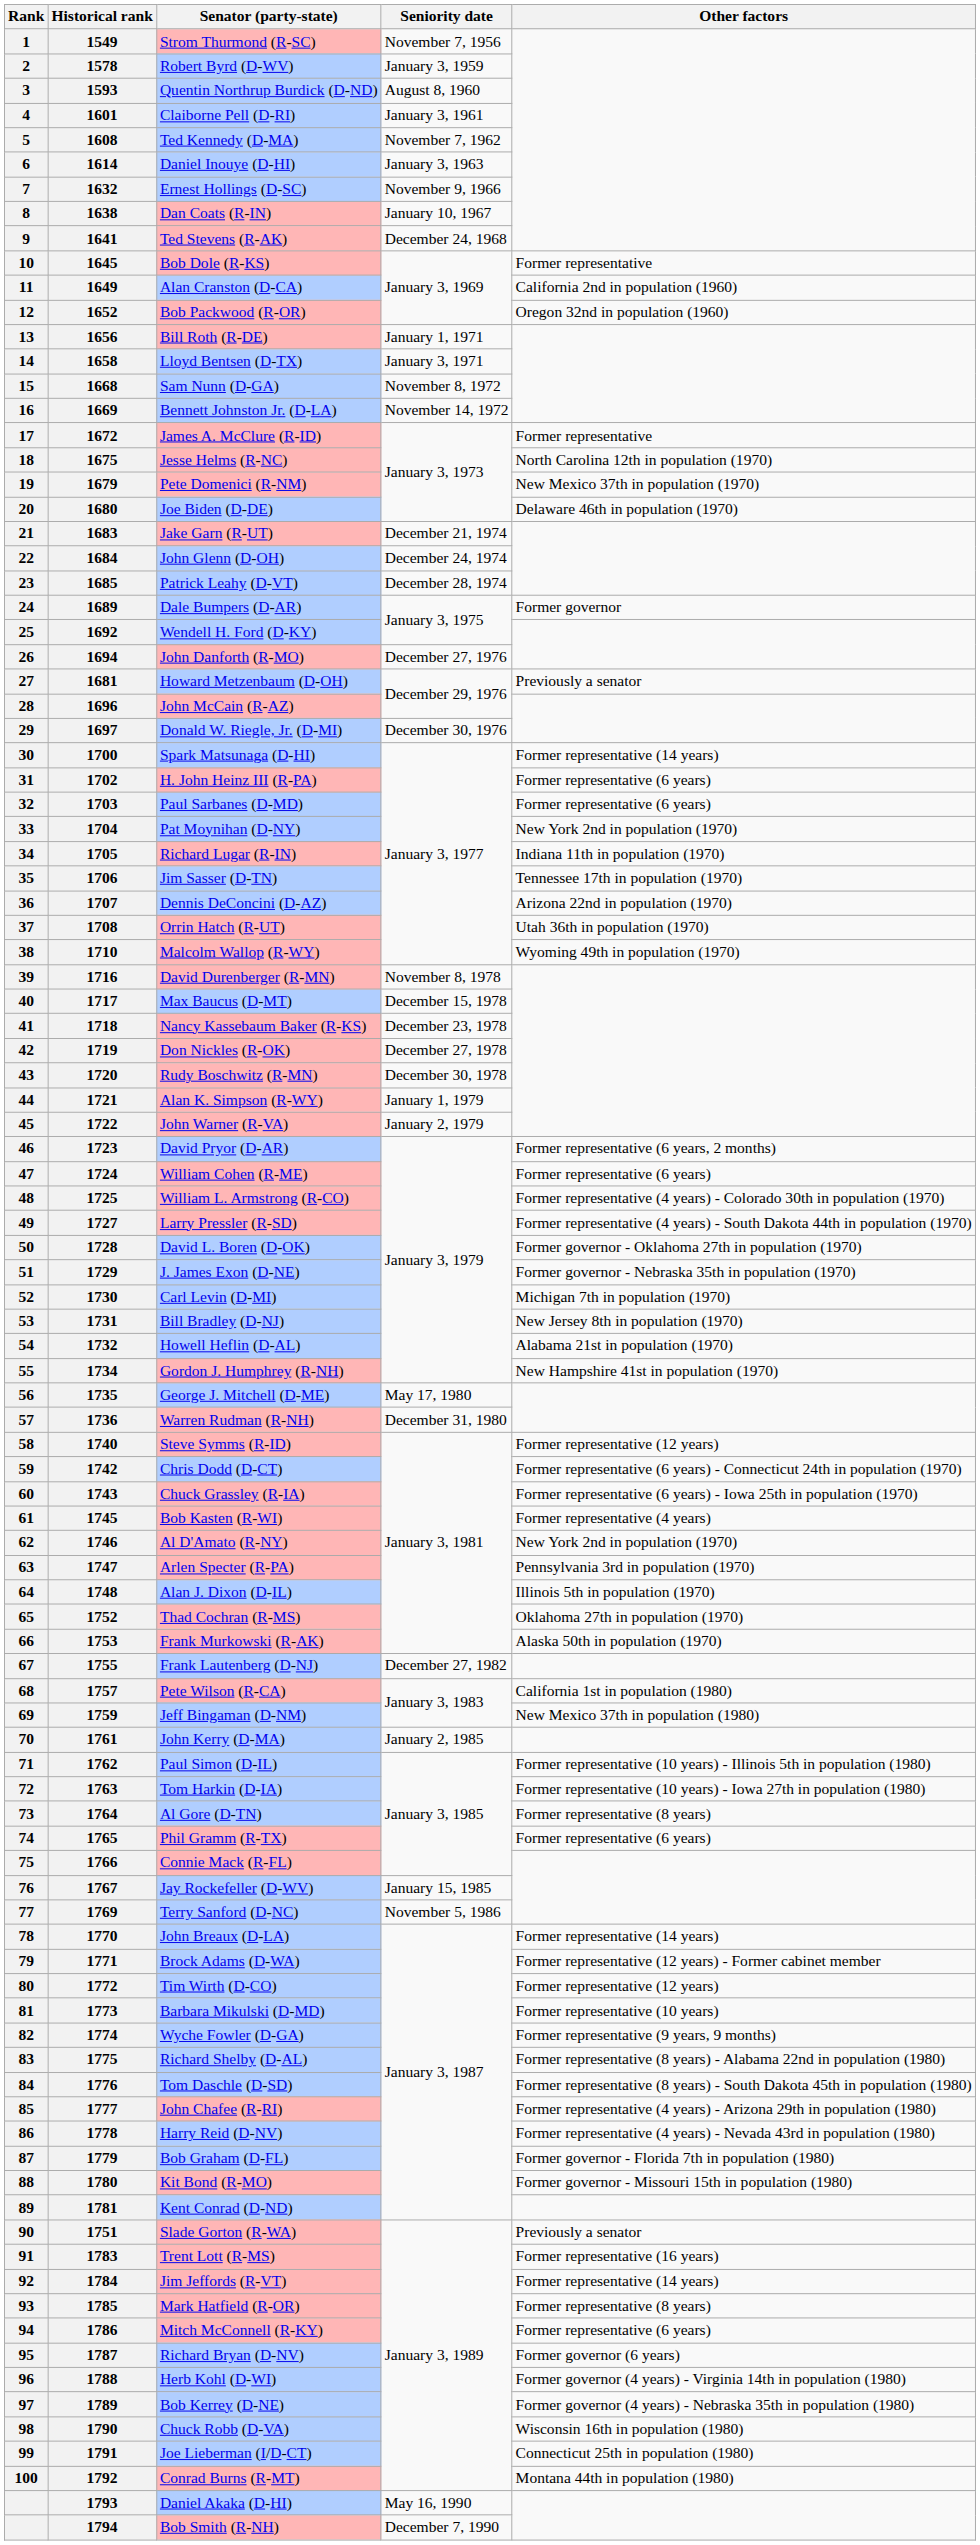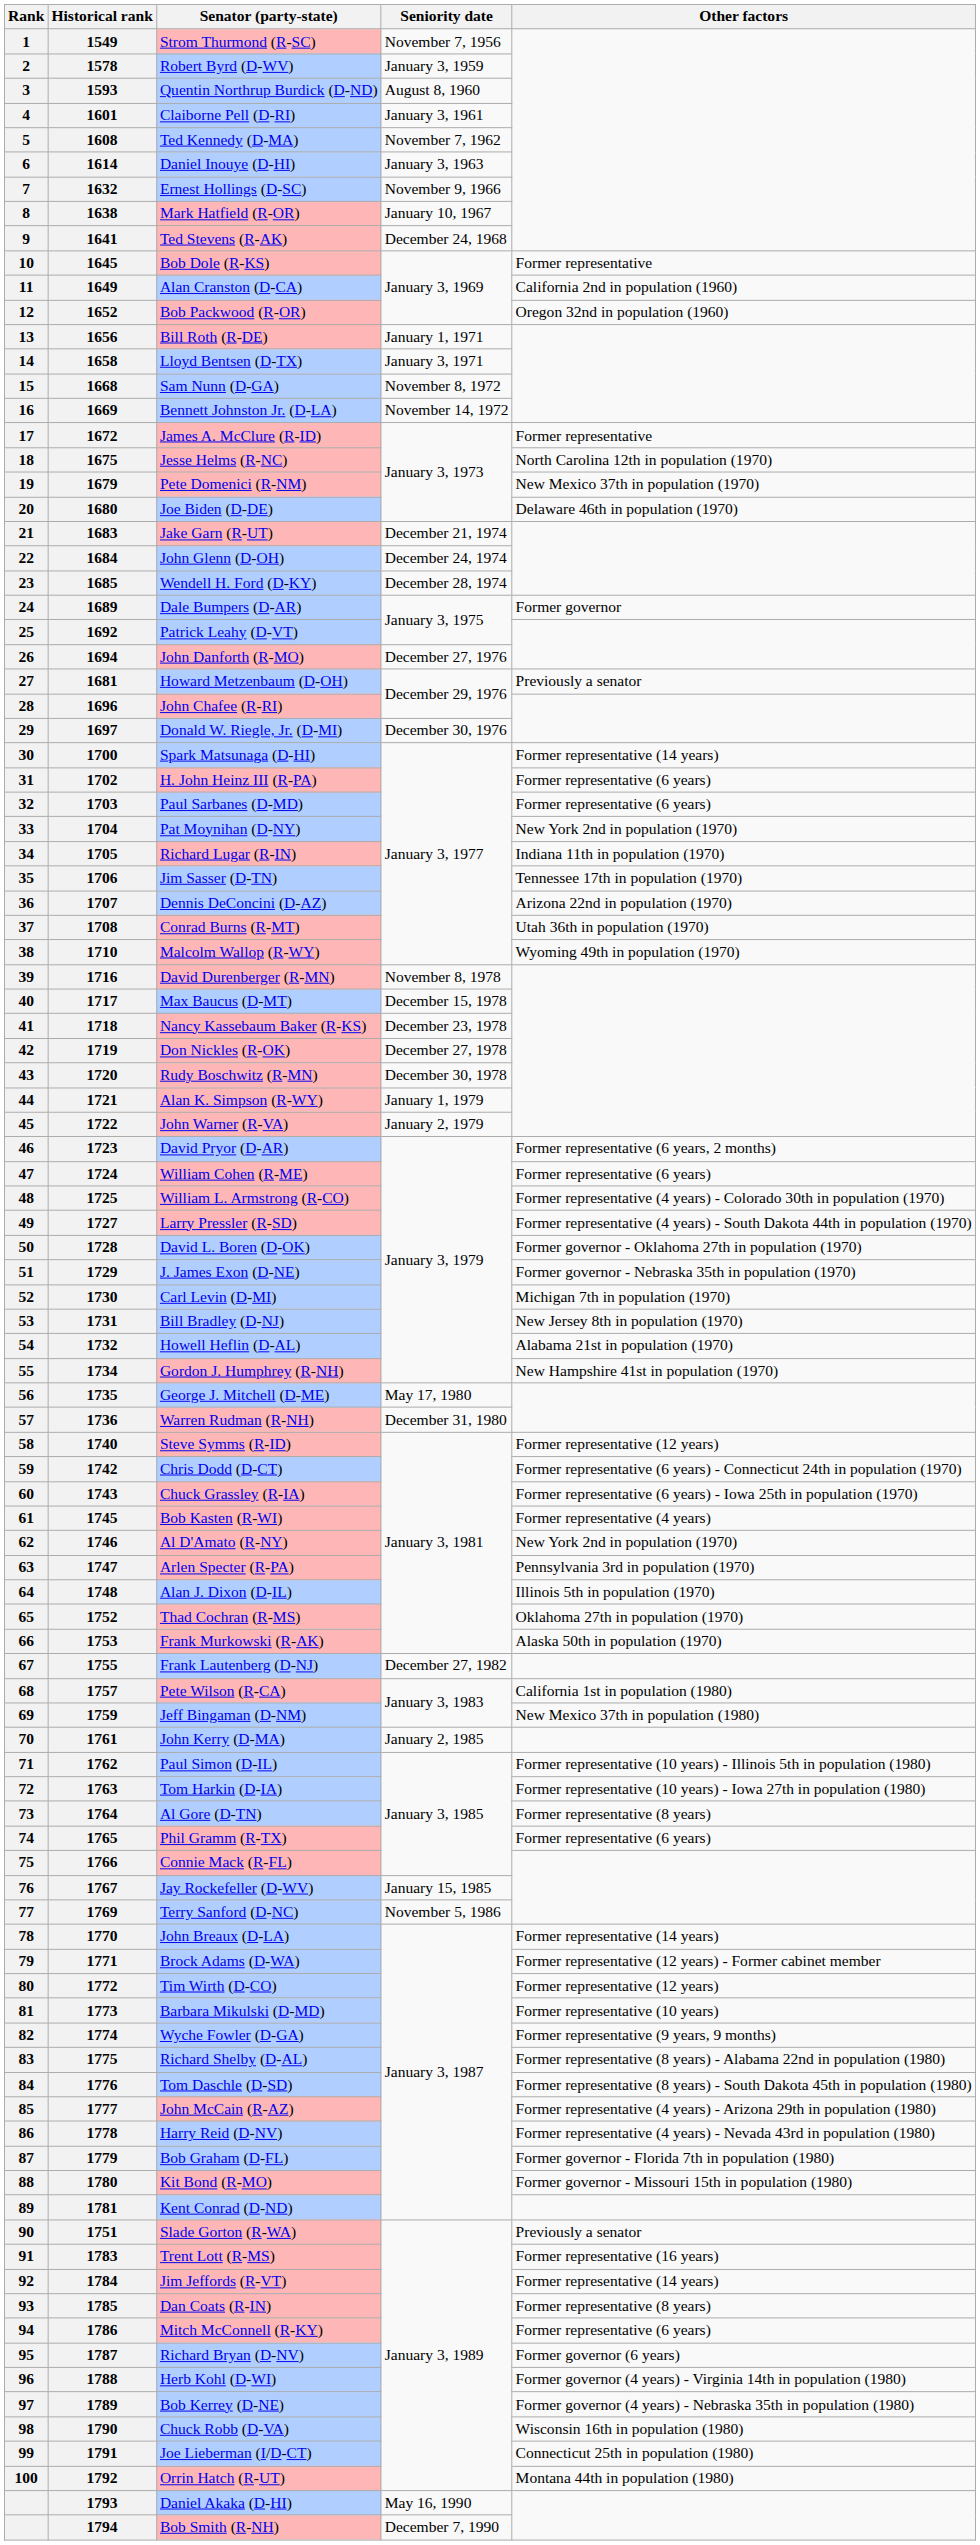(216, 213) Dan Coats (R-IN) -> (230, 213) Mark Hatfield (R-OR)
(229, 582) Patrick Leahy (D-VT) -> (238, 582) Wendell H. Ford (D-KY)
(238, 632) Wendell H. Ford (D-KY) -> (229, 632) Patrick Leahy (D-VT)
(227, 705) John McCain (R-AZ) -> (221, 705) John Chafee (R-RI)
(222, 927) Orrin Hatch (R-UT) -> (230, 927) Conrad Burns (R-MT)
(221, 2108) John Chafee (R-RI) -> (227, 2108) John McCain (R-AZ)
(230, 2305) Mark Hatfield (R-OR) -> (216, 2305) Dan Coats (R-IN)
(230, 2478) Conrad Burns (R-MT) -> (222, 2478) Orrin Hatch (R-UT)
